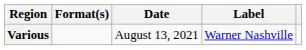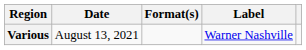columns swapped: (157, 14) <-> (82, 14)
